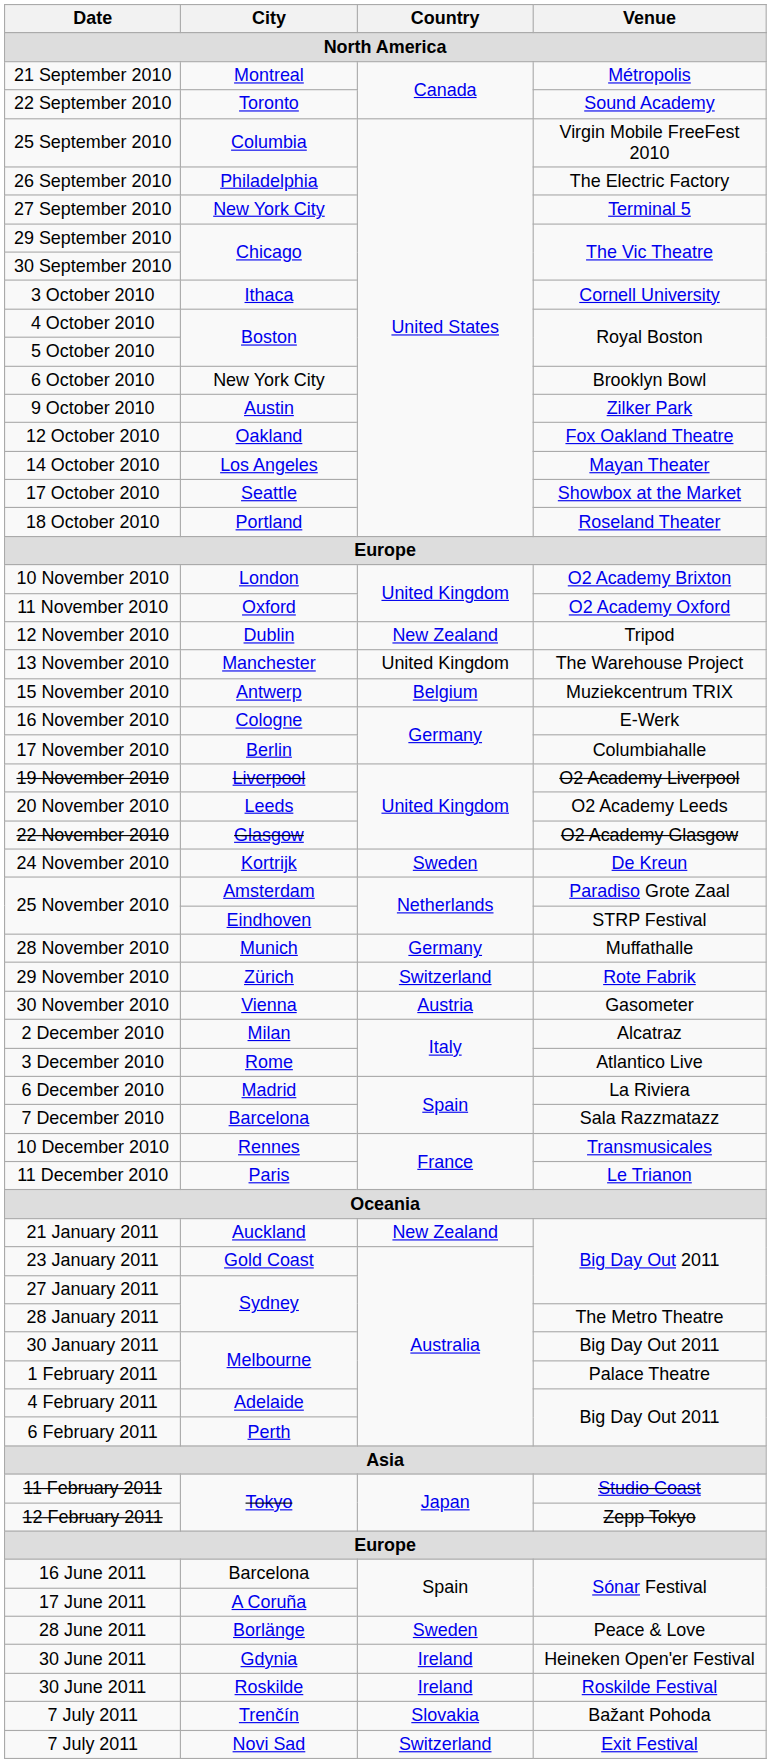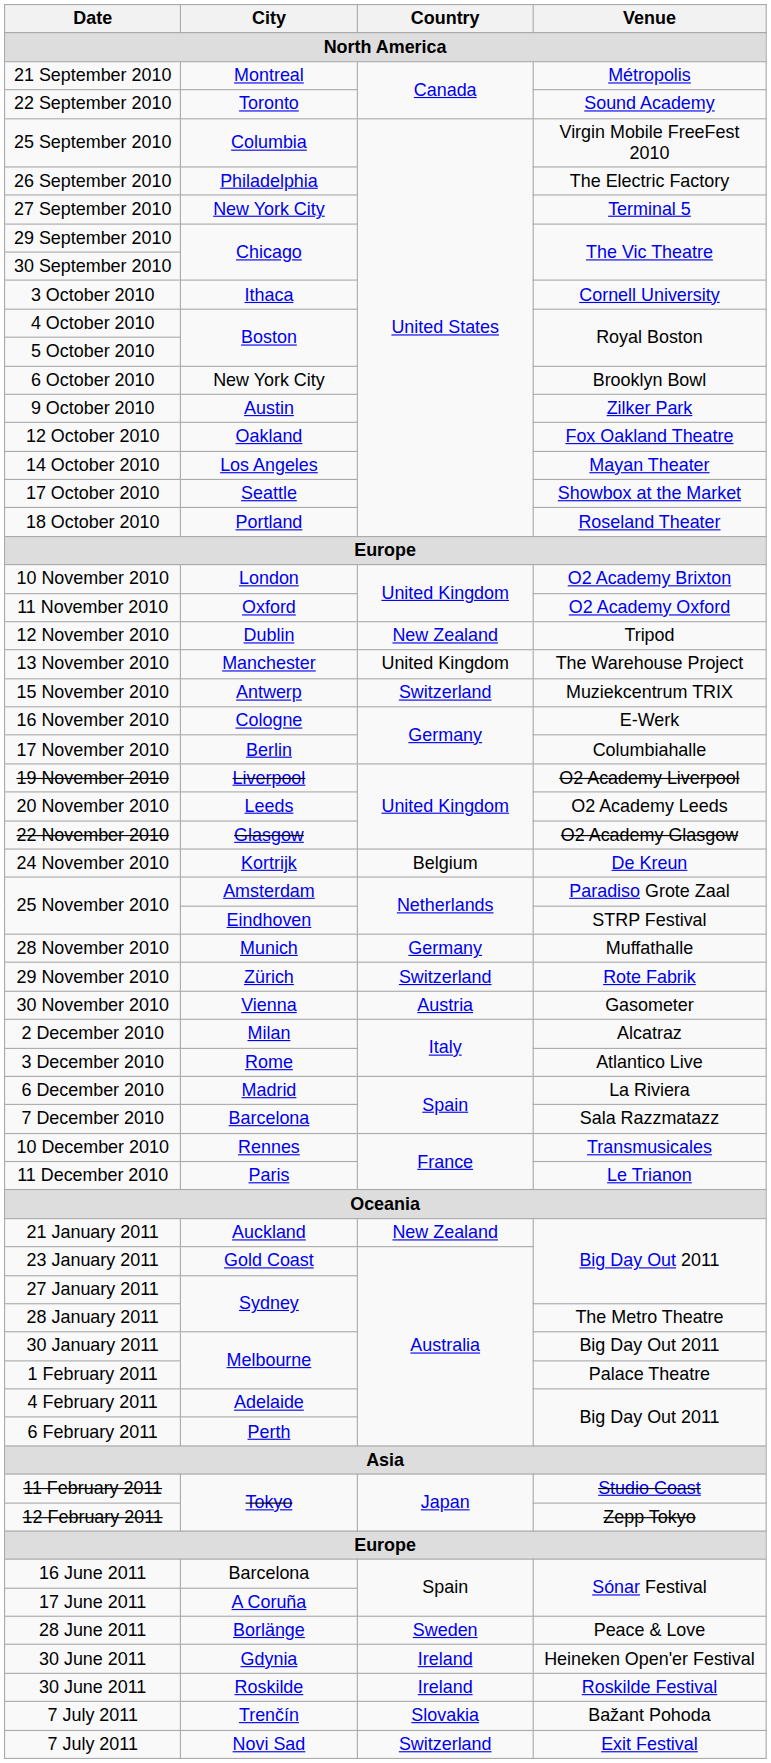(445, 692) Belgium -> (445, 692) Switzerland
(445, 863) Sweden -> (445, 863) Belgium
